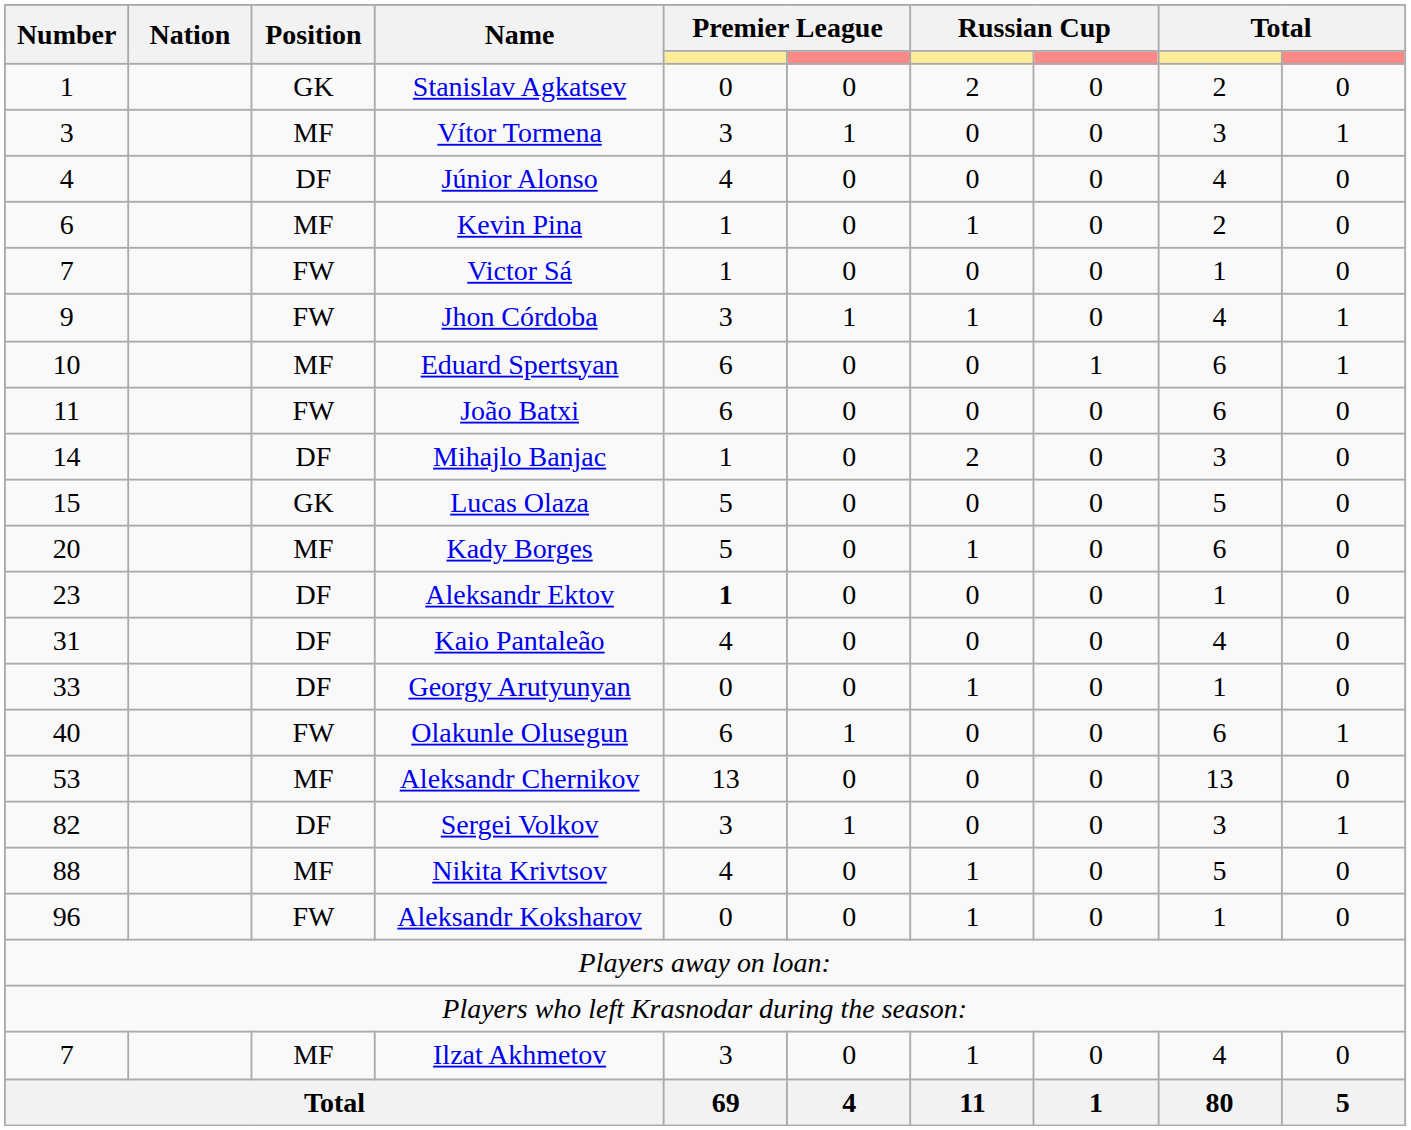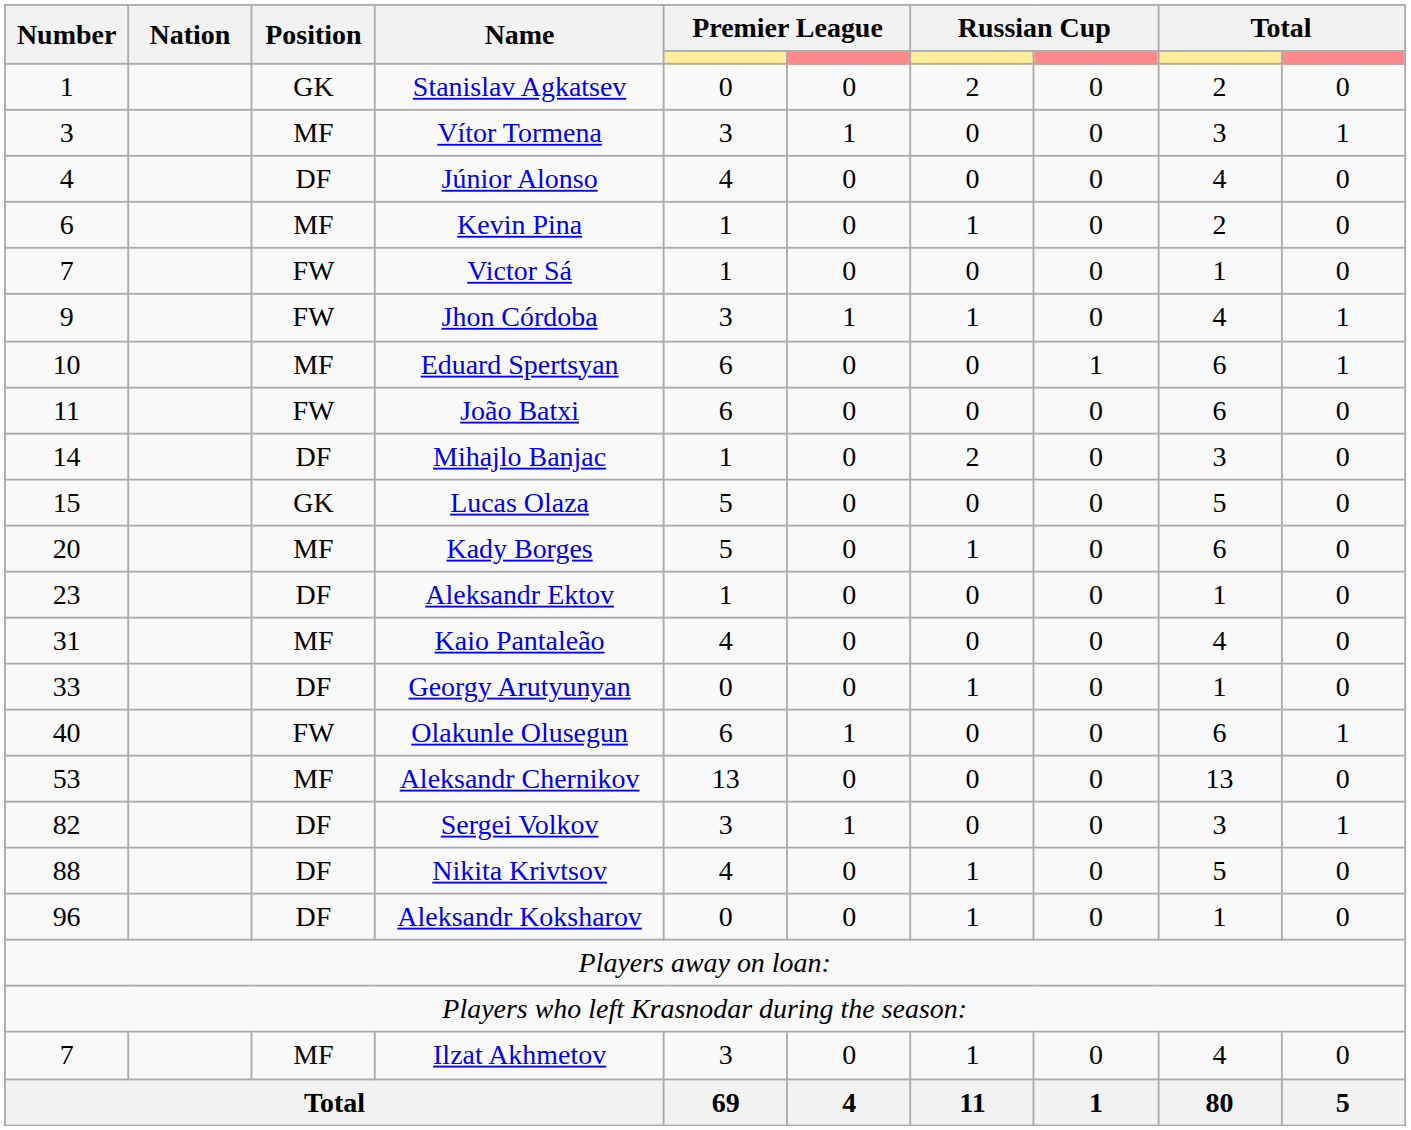(726, 594) bold -> (726, 594) normal
(313, 640) DF -> (313, 640) MF
(313, 870) MF -> (313, 870) DF
(313, 916) FW -> (313, 916) DF
